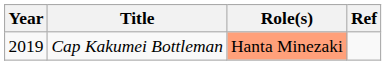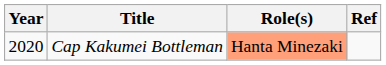(26, 45) 2019 -> (26, 45) 2020
